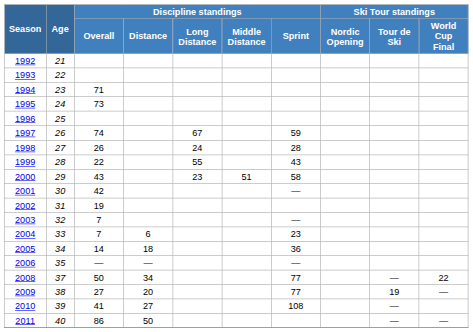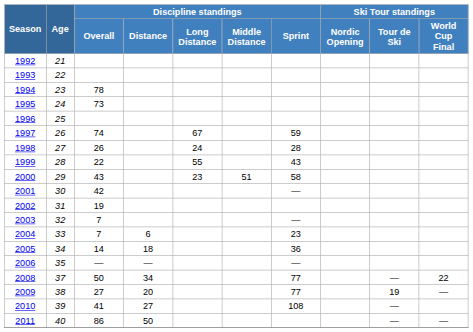(99, 90) 71 -> (99, 90) 78
